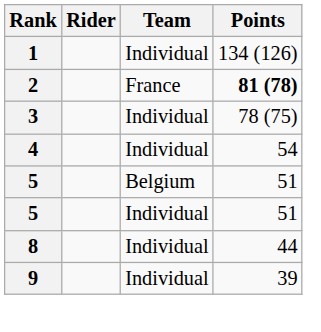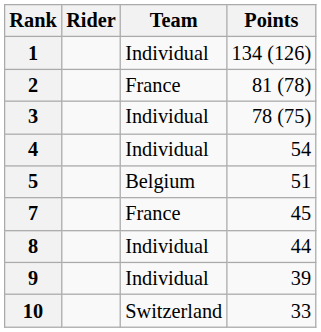(268, 85) bold -> (282, 85) normal
- row: (33, 213)
+ row: (33, 213)
+ row: (33, 310)
